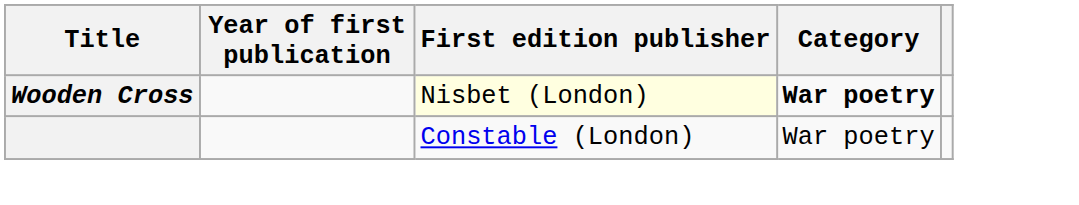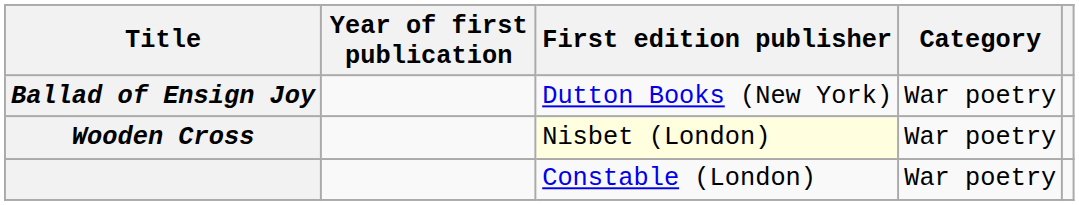+ row: (163, 96)
(859, 96) bold -> (980, 138) normal
